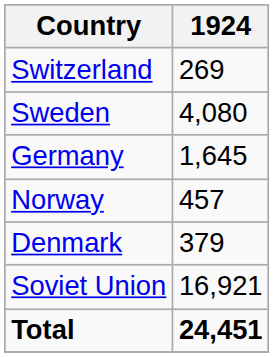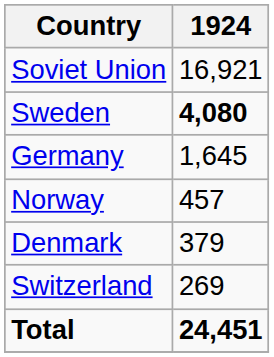rows swapped: (89, 286) <-> (82, 69)
(213, 112) normal -> (213, 112) bold
